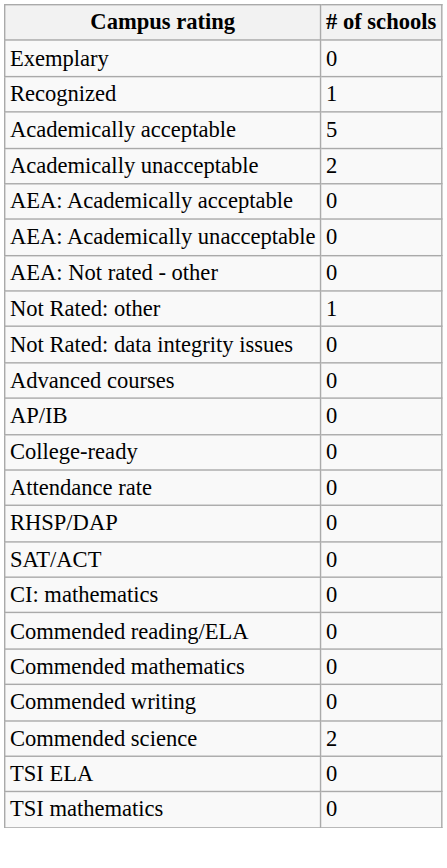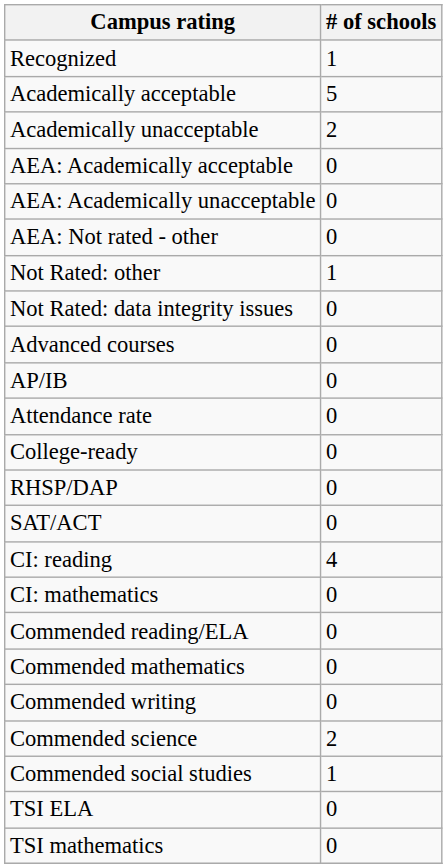- row: (59, 58)
rows swapped: (81, 487) <-> (74, 451)
+ row: (61, 559)
+ row: (131, 773)
